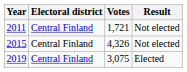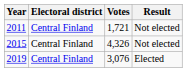(118, 59) 3,075 -> (118, 59) 3,076
